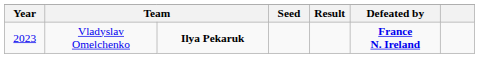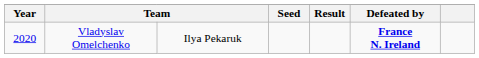(25, 37) 2023 -> (25, 37) 2020
(213, 37) bold -> (213, 37) normal
